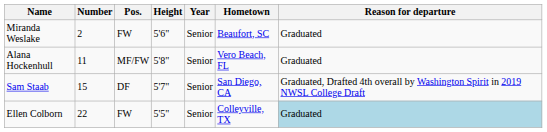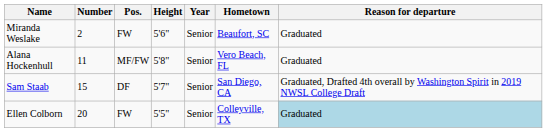(82, 114) 22 -> (82, 114) 20
